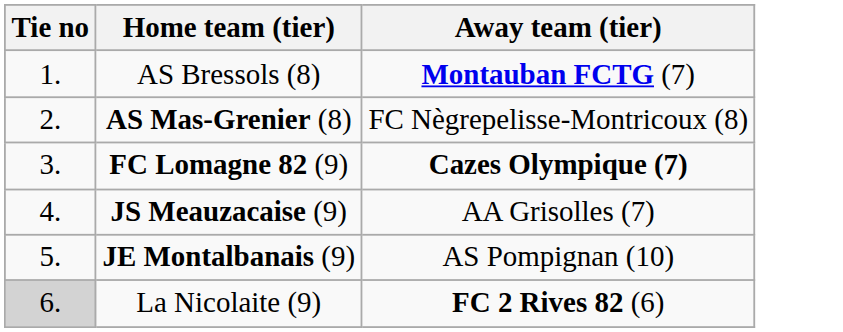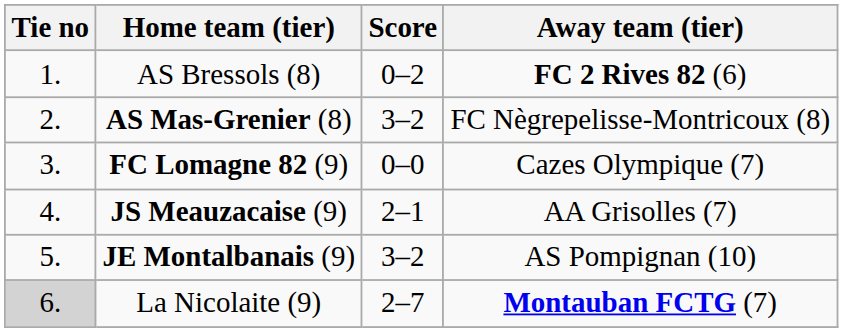+ column: (403, 27)
(558, 73) Montauban FCTG (7) -> (640, 73) FC 2 Rives 82 (6)
(558, 165) bold -> (640, 165) normal
(558, 303) FC 2 Rives 82 (6) -> (640, 303) Montauban FCTG (7)
